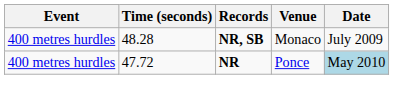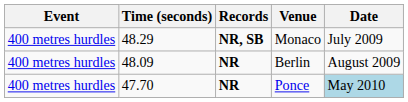(138, 39) 48.28 -> (138, 39) 48.29
+ row: (292, 62)
(138, 62) 47.72 -> (138, 86) 47.70
